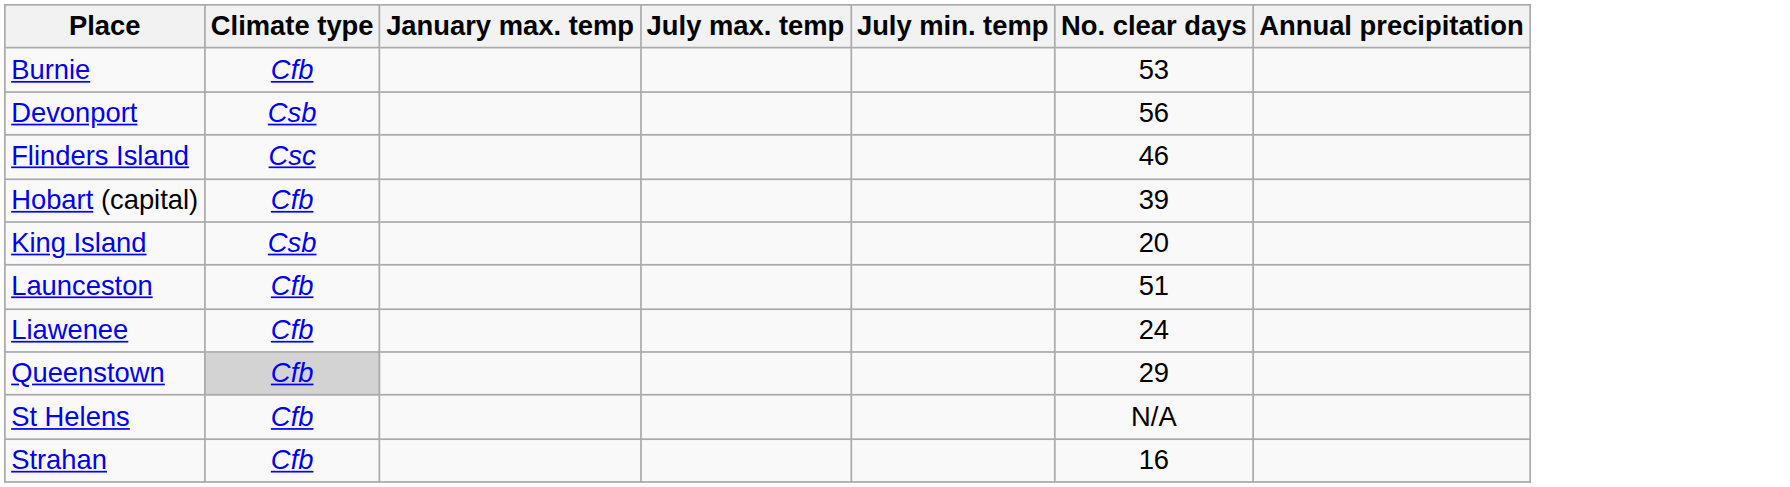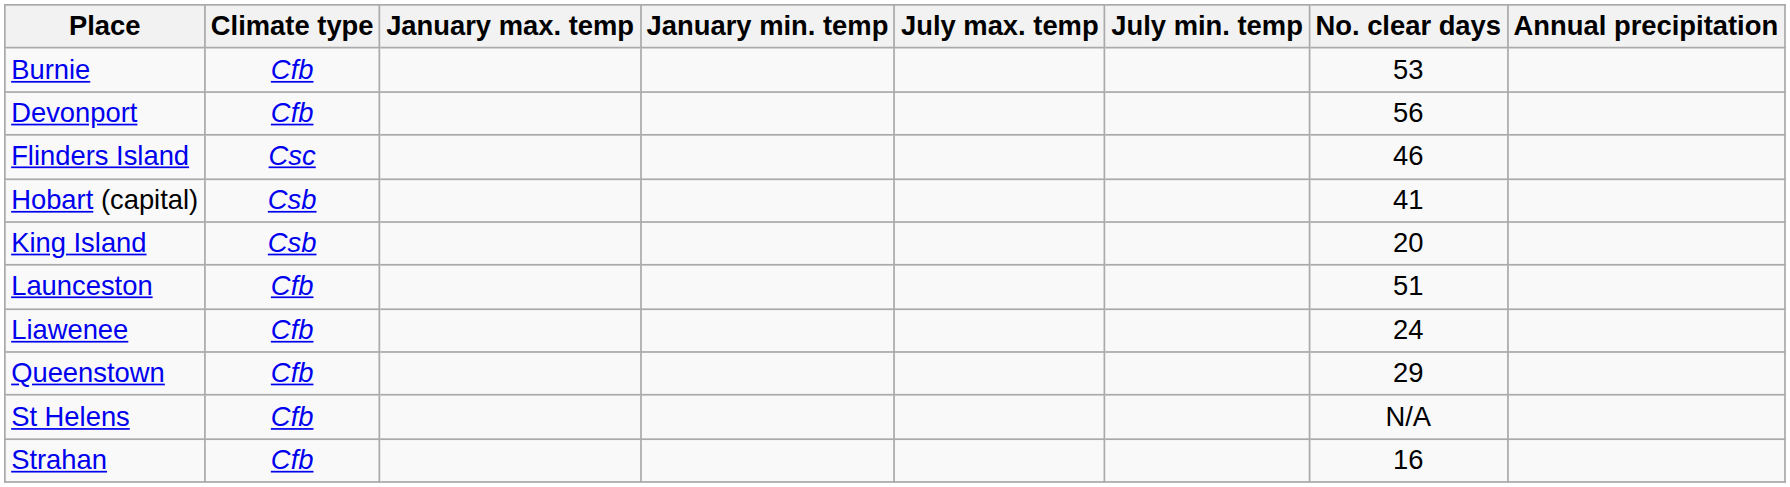+ column: (767, 26)
(292, 112) Csb -> (292, 112) Cfb
(292, 199) Cfb -> (292, 199) Csb
(1154, 199) 39 -> (1408, 199) 41
(292, 373) lightgrey background -> (292, 373) no background
